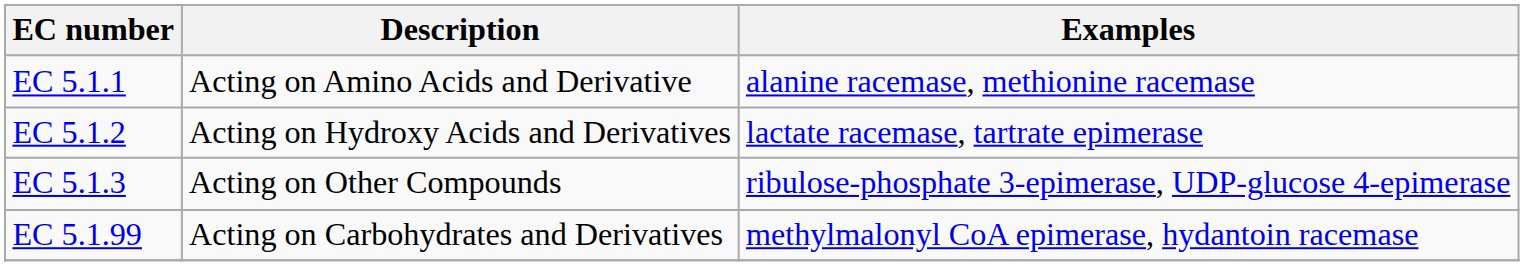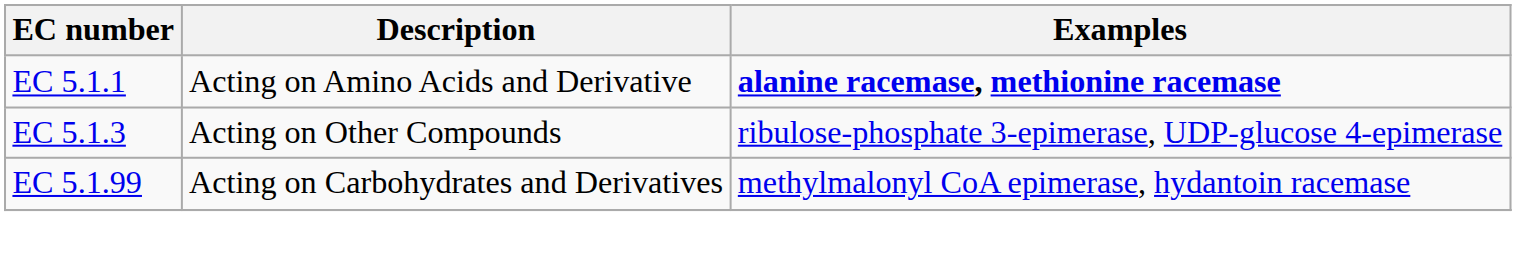(1000, 81) normal -> (1009, 81) bold
- row: (69, 132)
